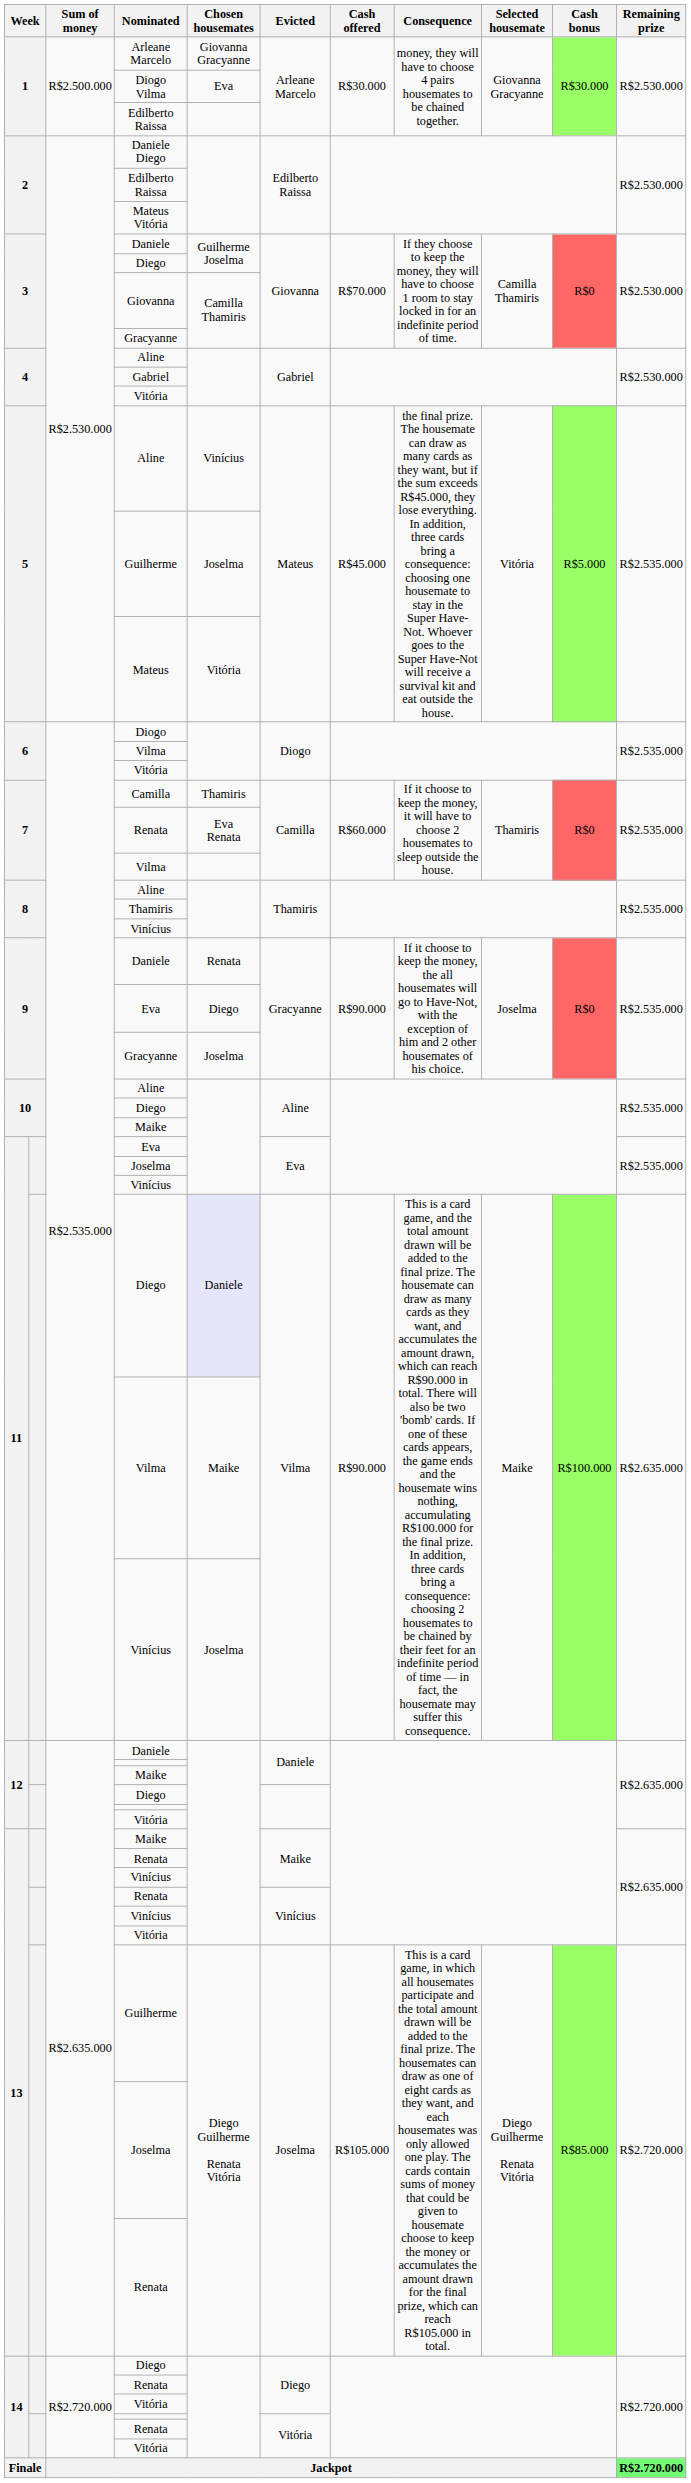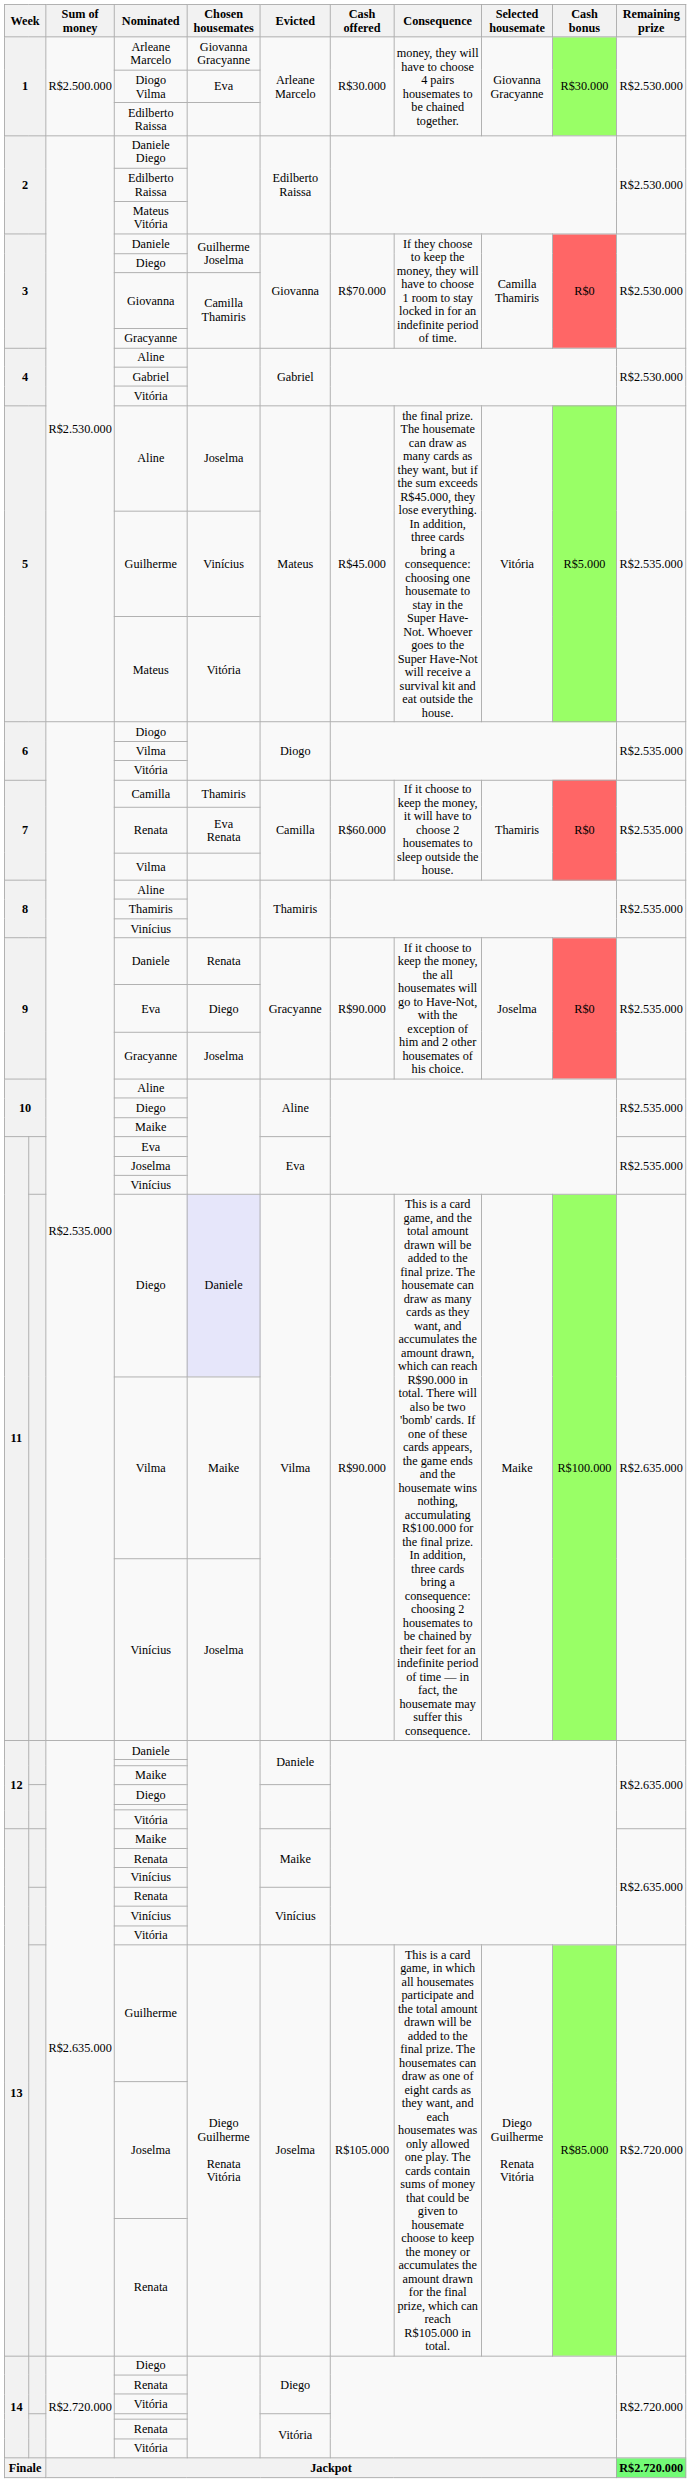(224, 458) Vinícius -> (224, 458) Joselma
(224, 563) Joselma -> (224, 563) Vinícius
